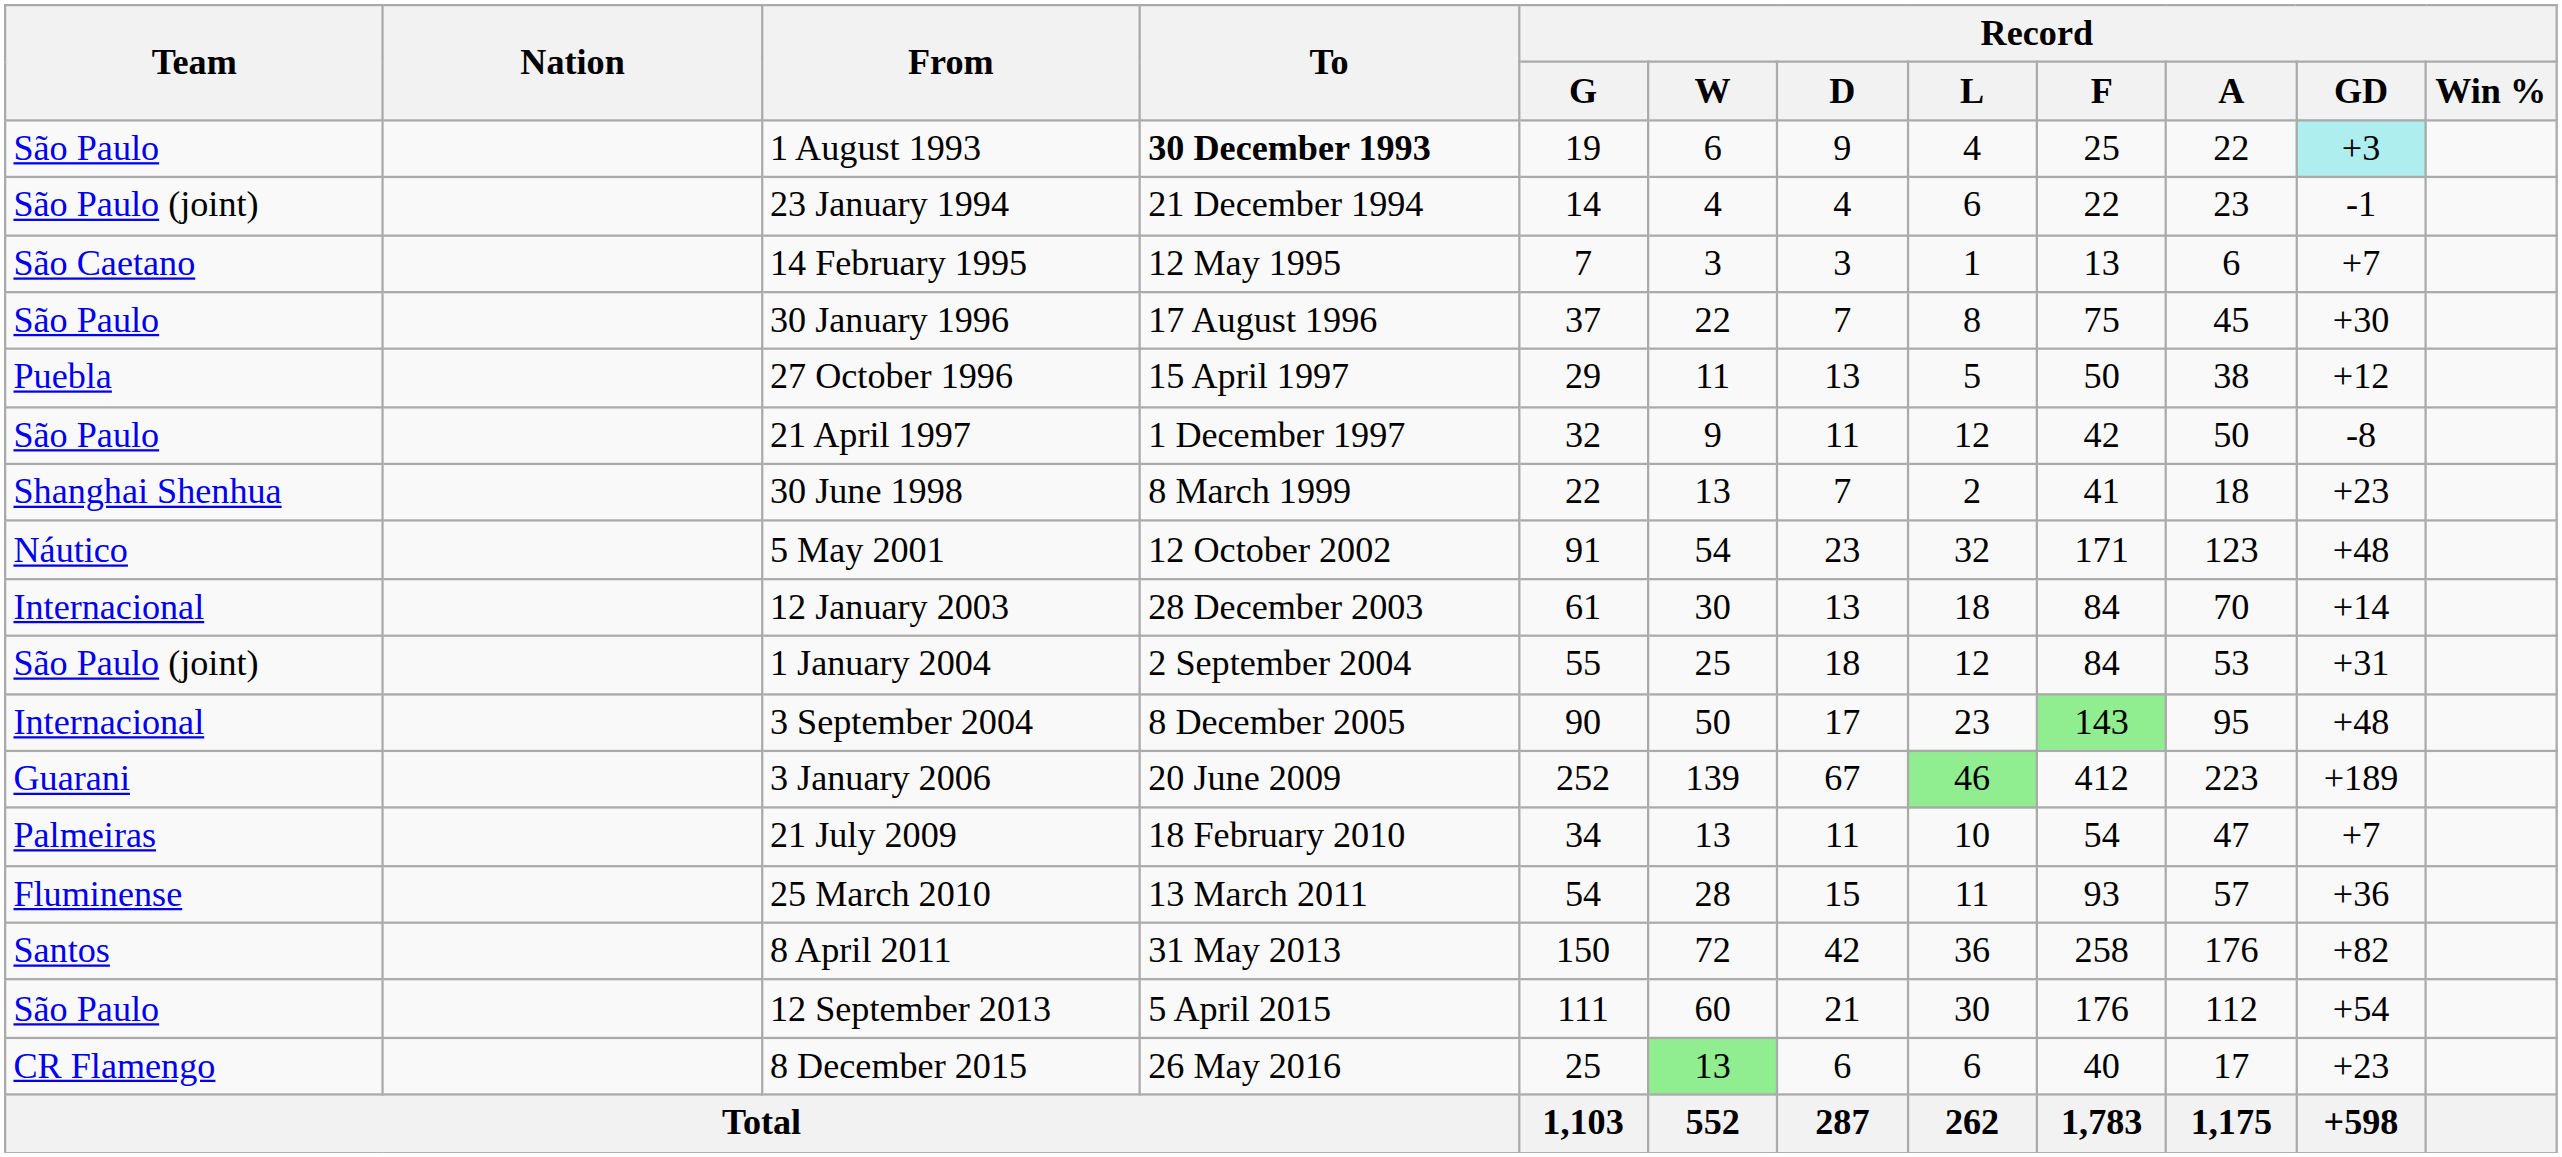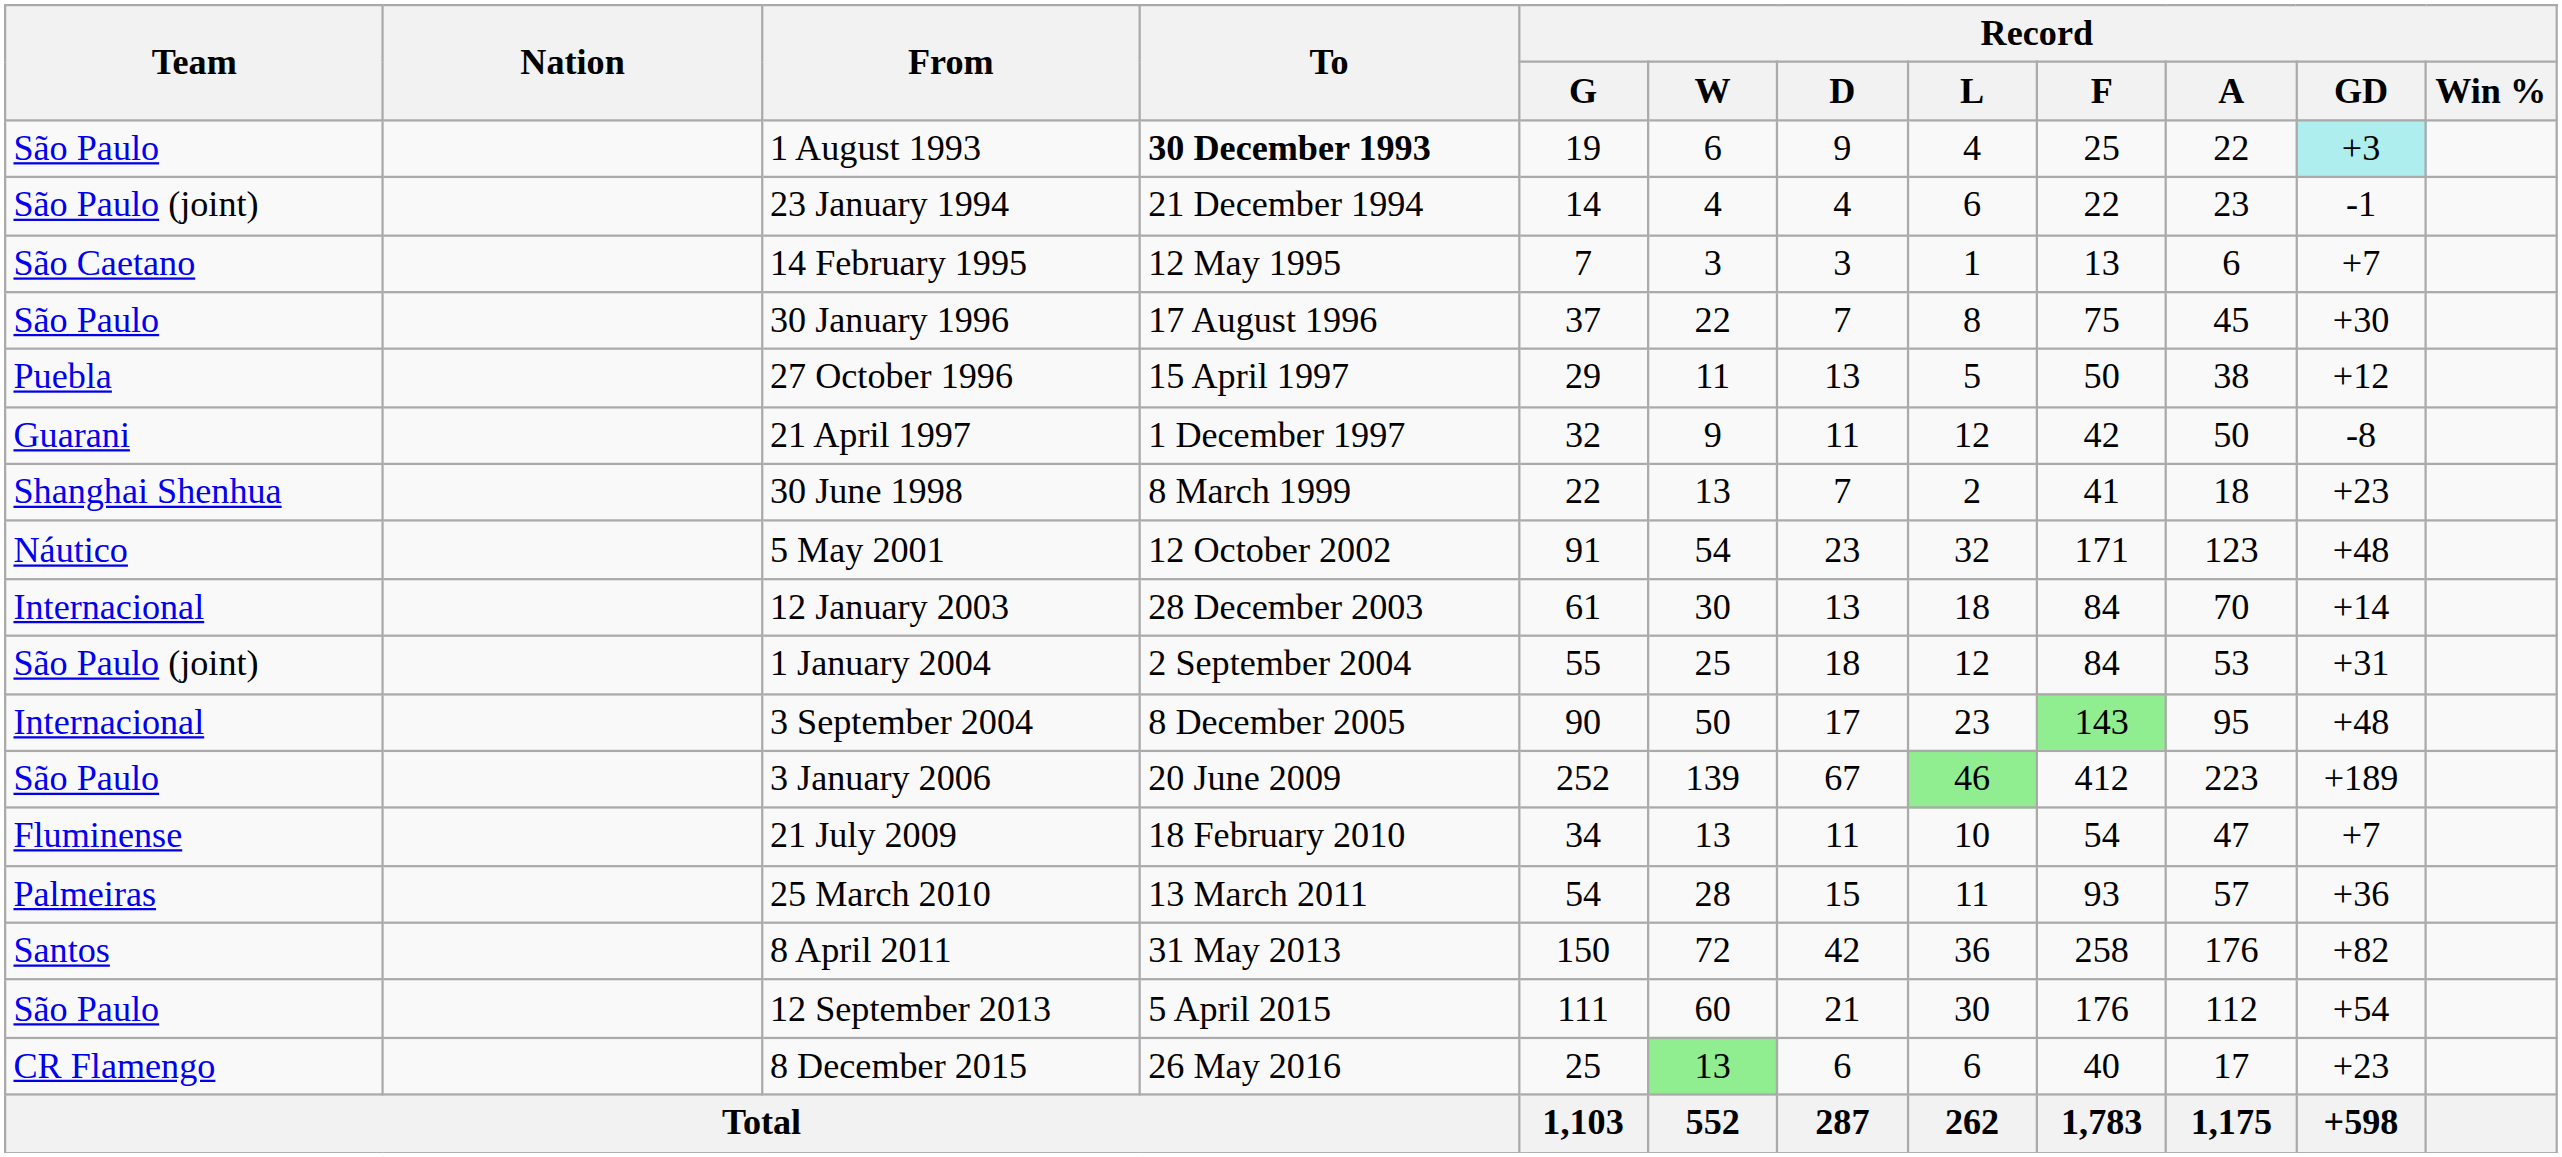(86, 434) São Paulo -> (72, 434) Guarani
(72, 778) Guarani -> (86, 778) São Paulo
(85, 836) Palmeiras -> (98, 836) Fluminense
(98, 893) Fluminense -> (85, 893) Palmeiras
